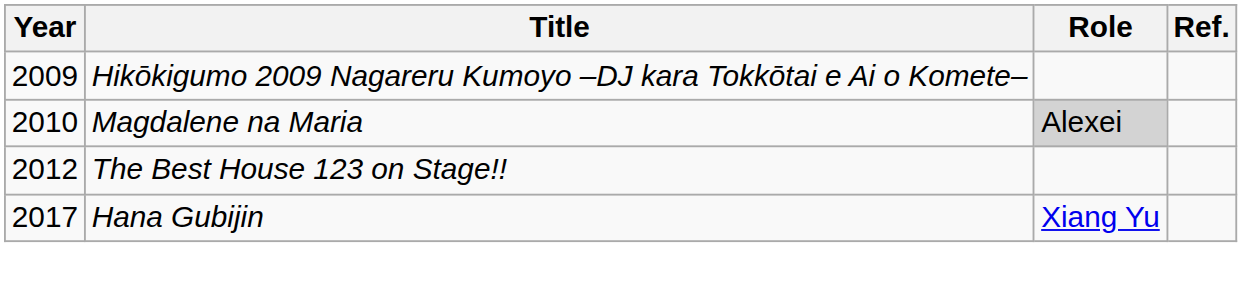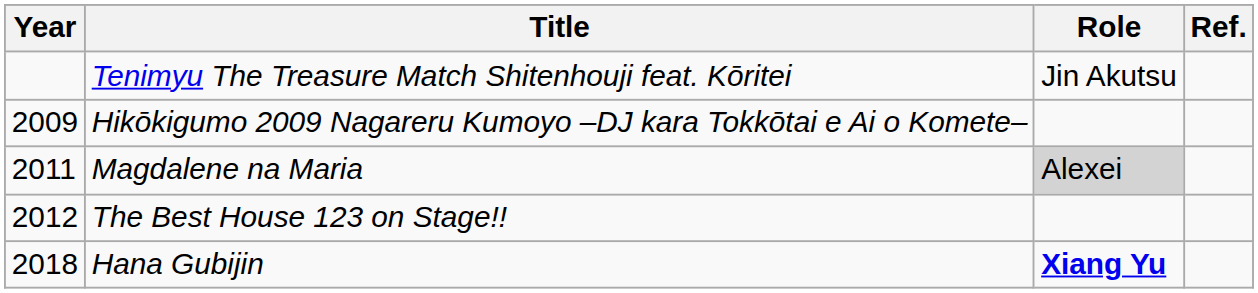+ row: (442, 75)
(45, 122) 2010 -> (44, 169) 2011
(45, 216) 2017 -> (45, 264) 2018
(1100, 216) normal -> (1104, 264) bold
